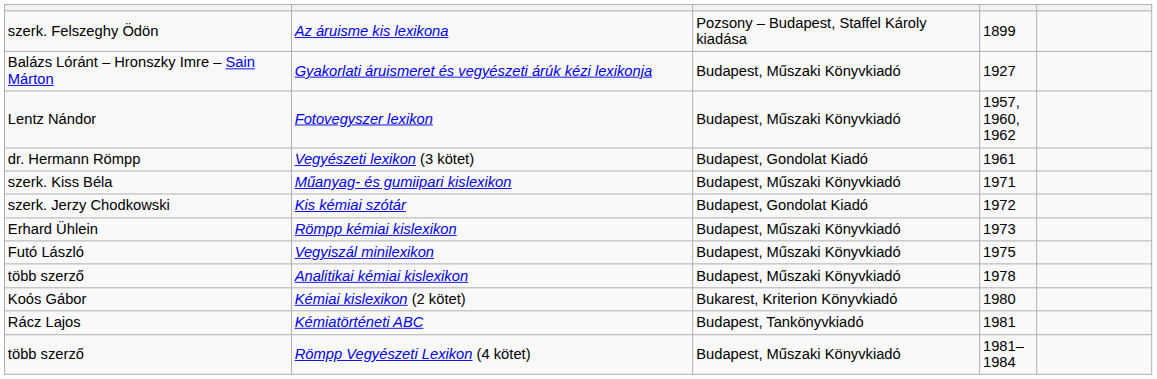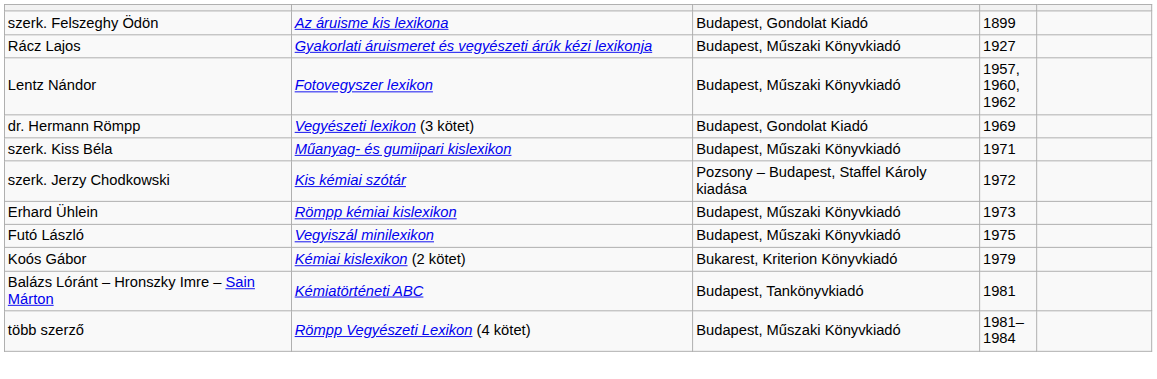(811, 31) Pozsony – Budapest, Staffel Károly kiadása -> (782, 22) Budapest, Gondolat Kiadó
(131, 71) Balázs Lóránt – Hronszky Imre – Sain Márton -> (44, 46) Rácz Lajos
(999, 159) 1961 -> (999, 126) 1969
(782, 205) Budapest, Gondolat Kiadó -> (811, 181) Pozsony – Budapest, Staffel Károly kiadása
- row: (381, 275)
(999, 299) 1980 -> (999, 259) 1979
(44, 322) Rácz Lajos -> (131, 291) Balázs Lóránt – Hronszky Imre – Sain Márton
